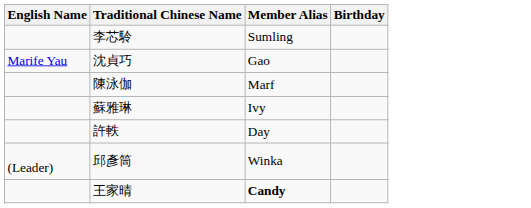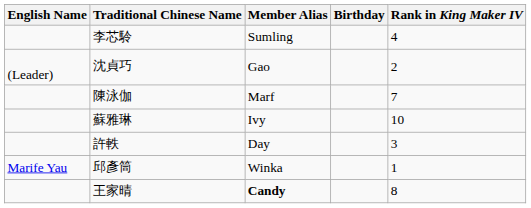+ column: (457, 15)
(37, 60) Marife Yau -> (30, 74) (Leader)
(30, 168) (Leader) -> (37, 167) Marife Yau
